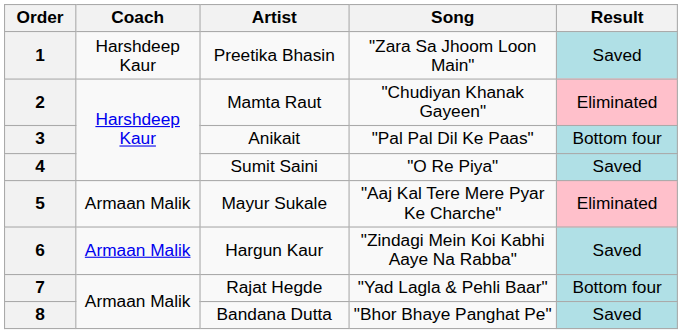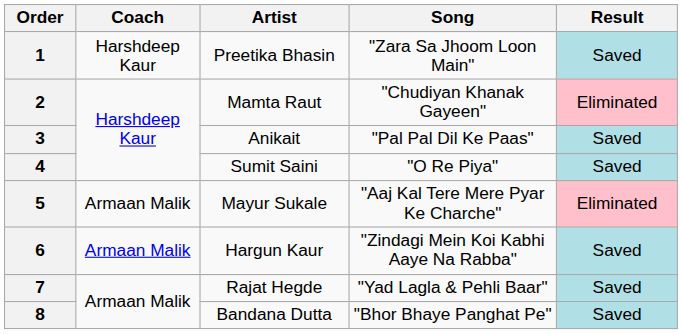(617, 139) Bottom four -> (617, 139) Saved
(617, 287) Bottom four -> (617, 287) Saved
